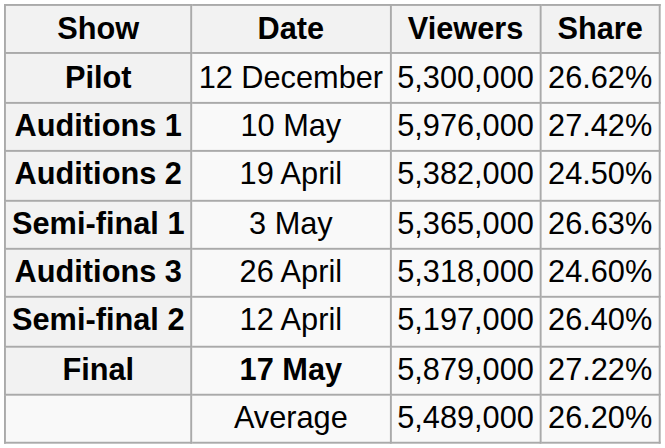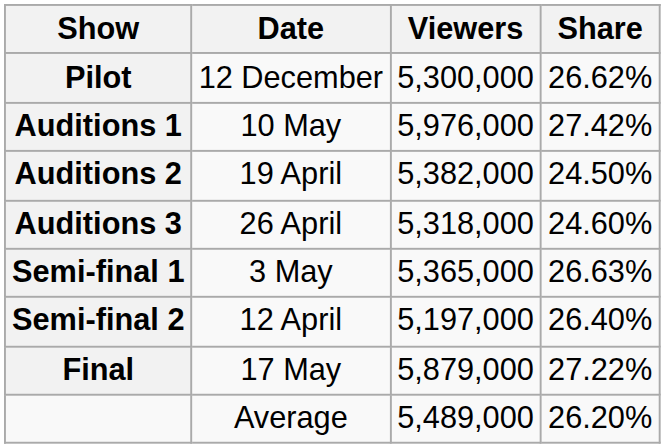rows swapped: (98, 272) <-> (98, 223)
(291, 369) bold -> (291, 369) normal
